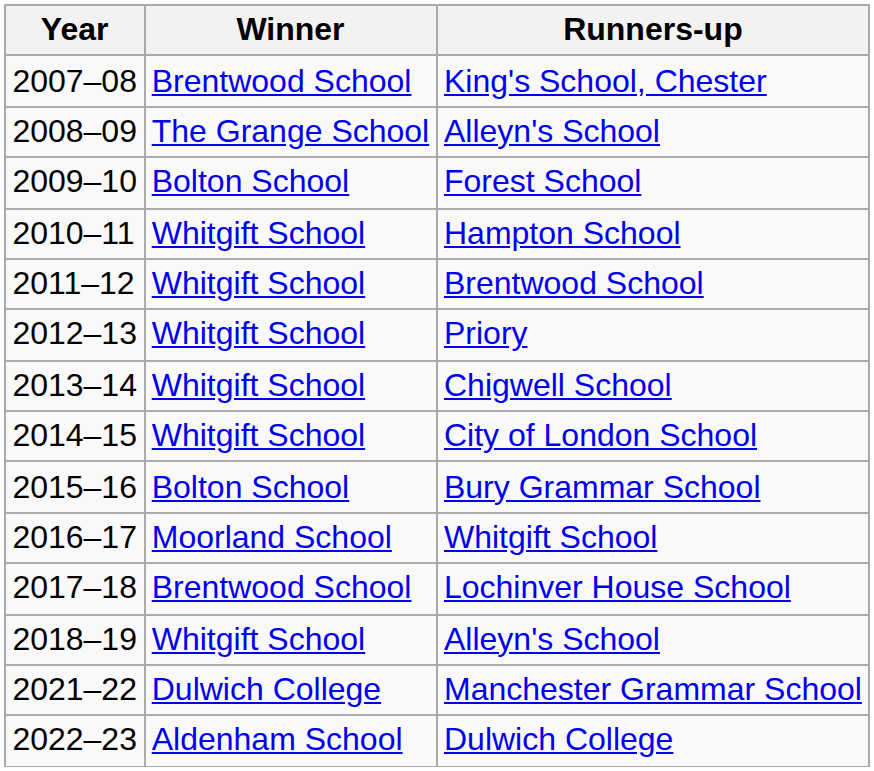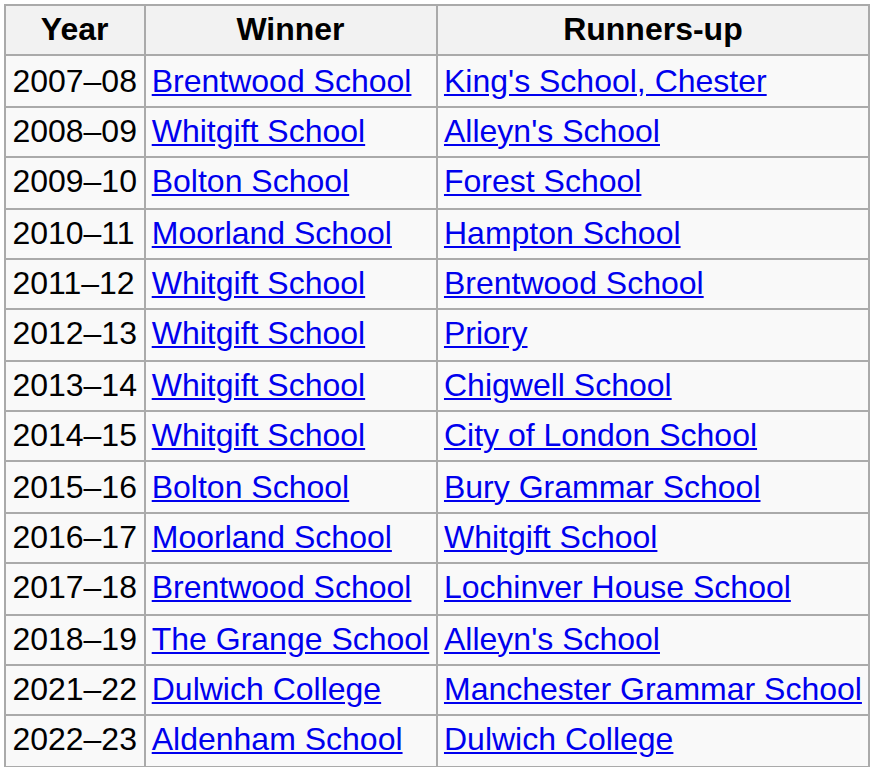(290, 131) The Grange School -> (258, 131) Whitgift School
(258, 232) Whitgift School -> (272, 232) Moorland School
(258, 638) Whitgift School -> (290, 638) The Grange School
